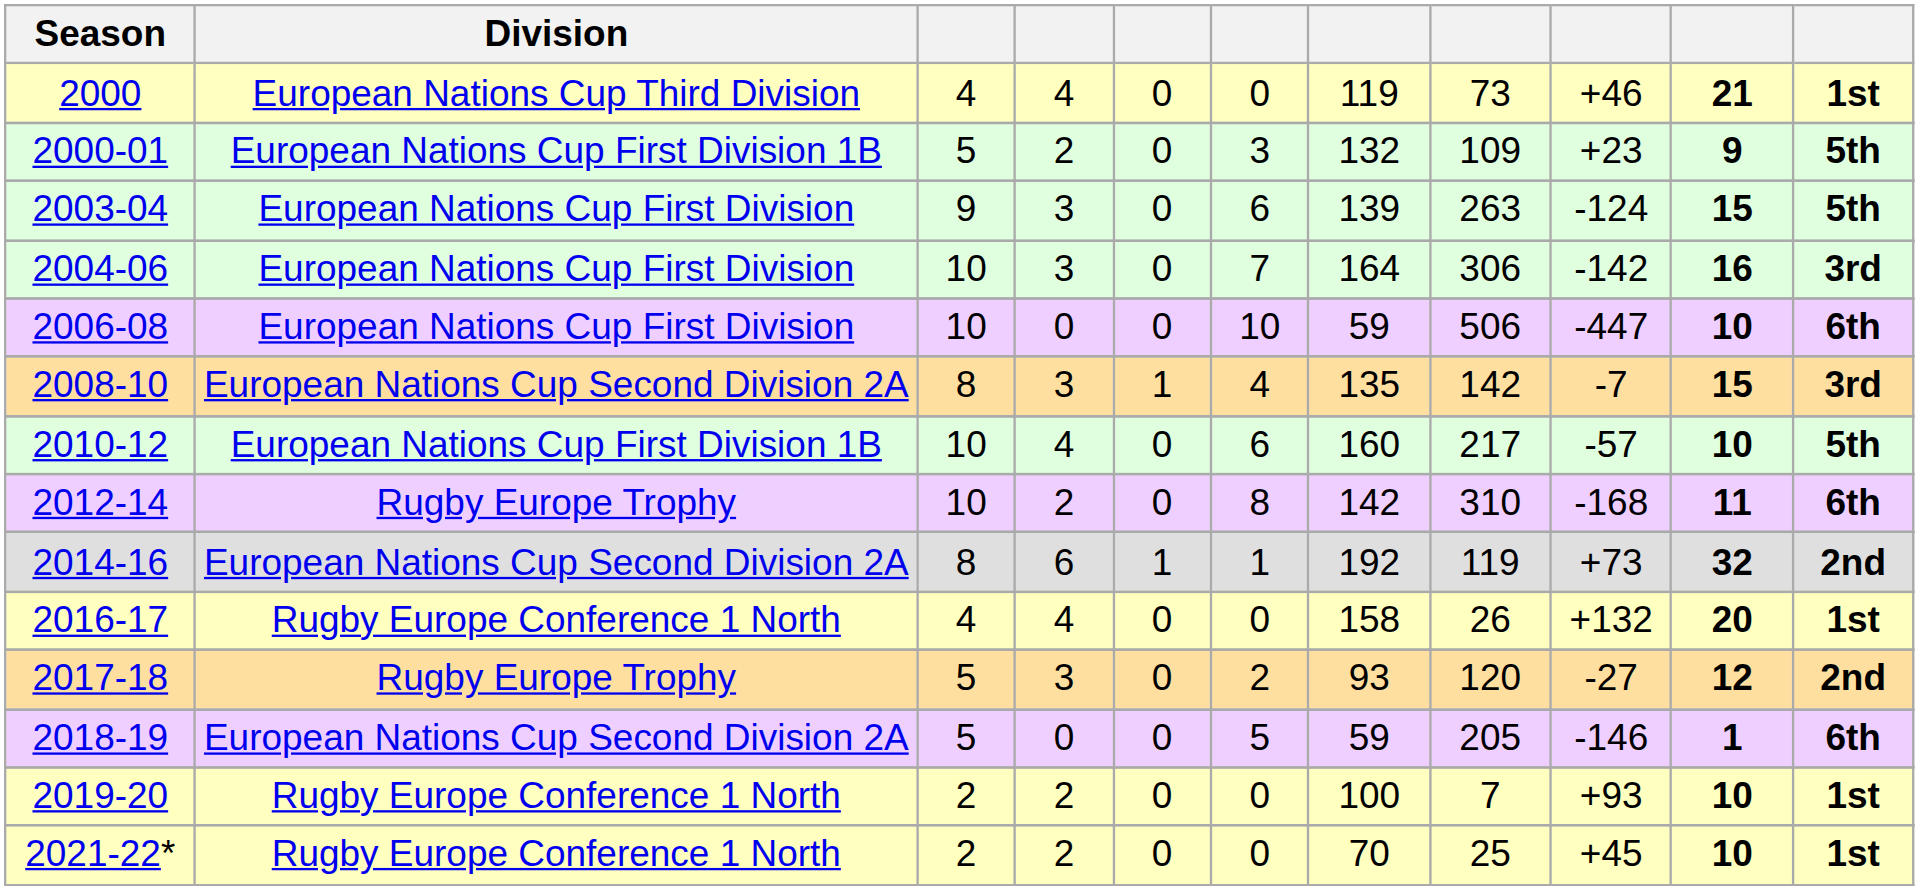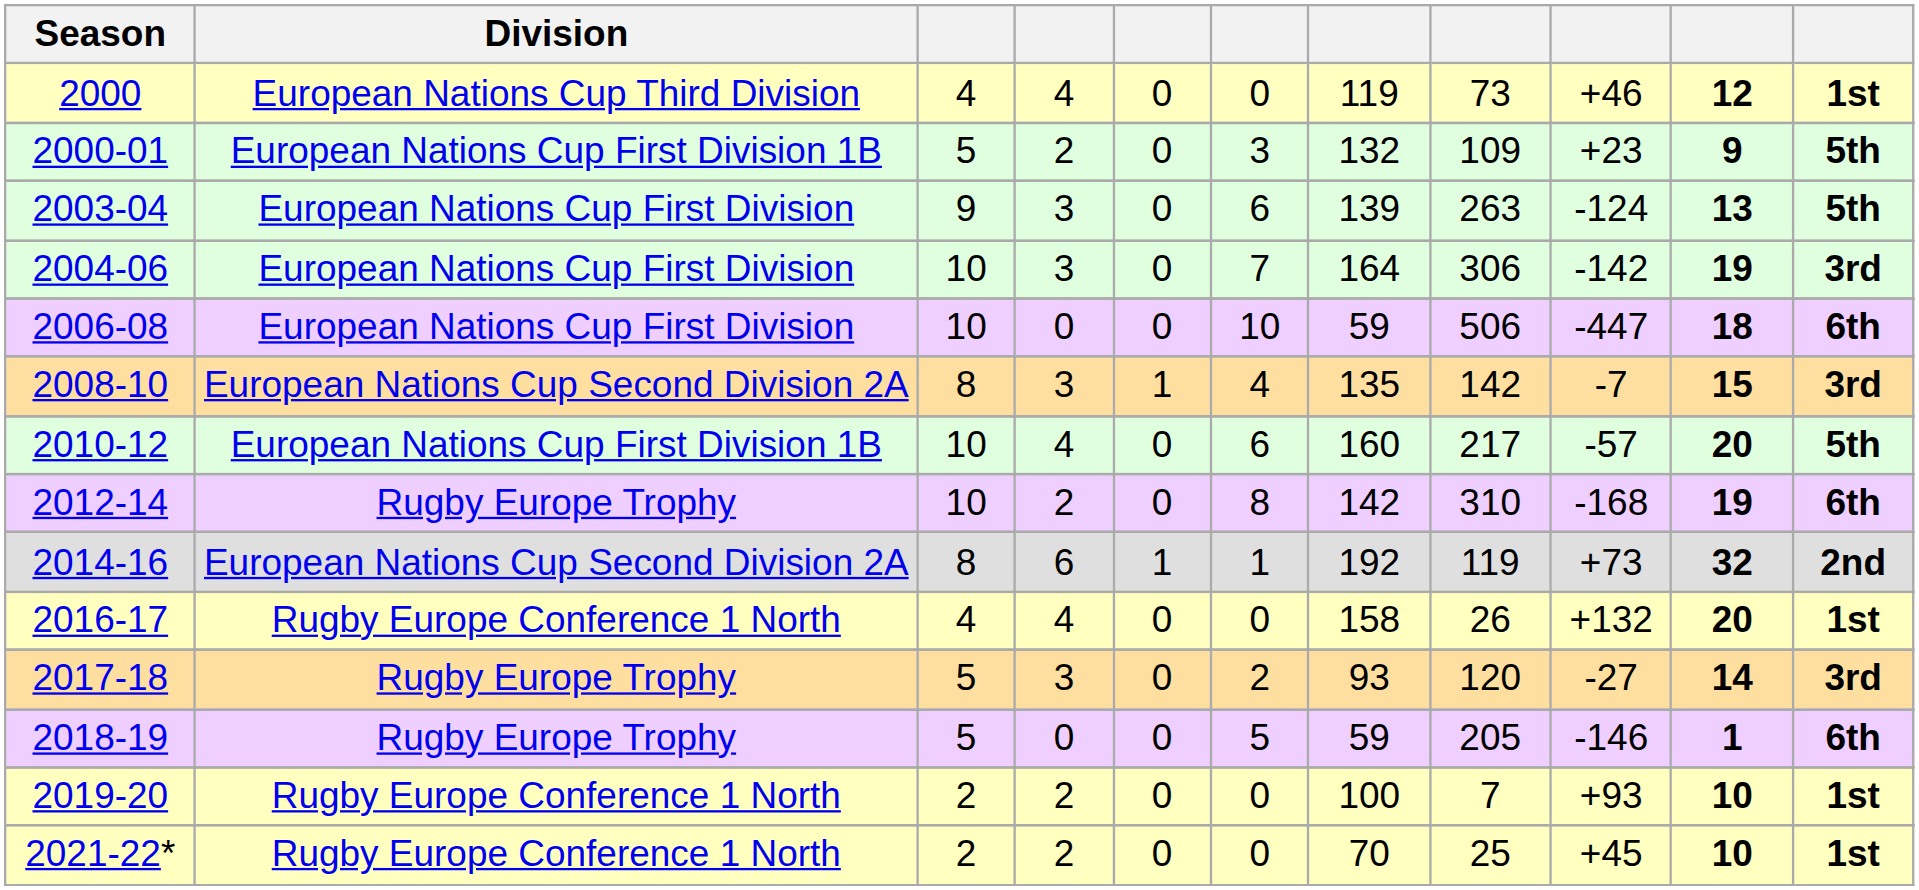(1732, 92) 21 -> (1732, 92) 12
(1732, 209) 15 -> (1732, 209) 13
(1732, 268) 16 -> (1732, 268) 19
(1732, 326) 10 -> (1732, 326) 18
(1732, 444) 10 -> (1732, 444) 20
(1732, 502) 11 -> (1732, 502) 19
(1732, 678) 12 -> (1732, 678) 14
(1853, 678) 2nd -> (1853, 678) 3rd
(556, 737) European Nations Cup Second Division 2A -> (556, 737) Rugby Europe Trophy
